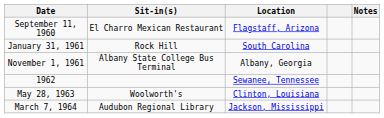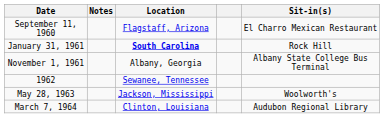columns swapped: (156, 11) <-> (366, 11)
(276, 46) normal -> (166, 46) bold
(276, 94) Clinton, Louisiana -> (166, 94) Jackson, Mississippi
(276, 107) Jackson, Mississippi -> (166, 107) Clinton, Louisiana
